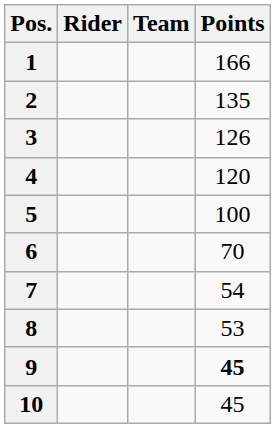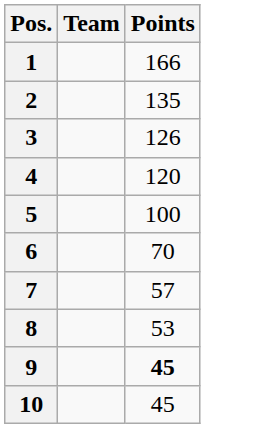- column: (93, 23)
(233, 289) 54 -> (163, 289) 57
